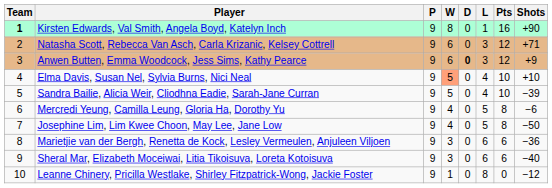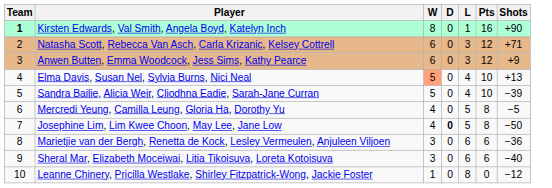- column: (433, 12)
(468, 61) bold -> (450, 61) normal
(531, 77) +10 -> (514, 77) +13
(531, 110) −6 -> (514, 110) −5
(468, 126) normal -> (450, 126) bold
